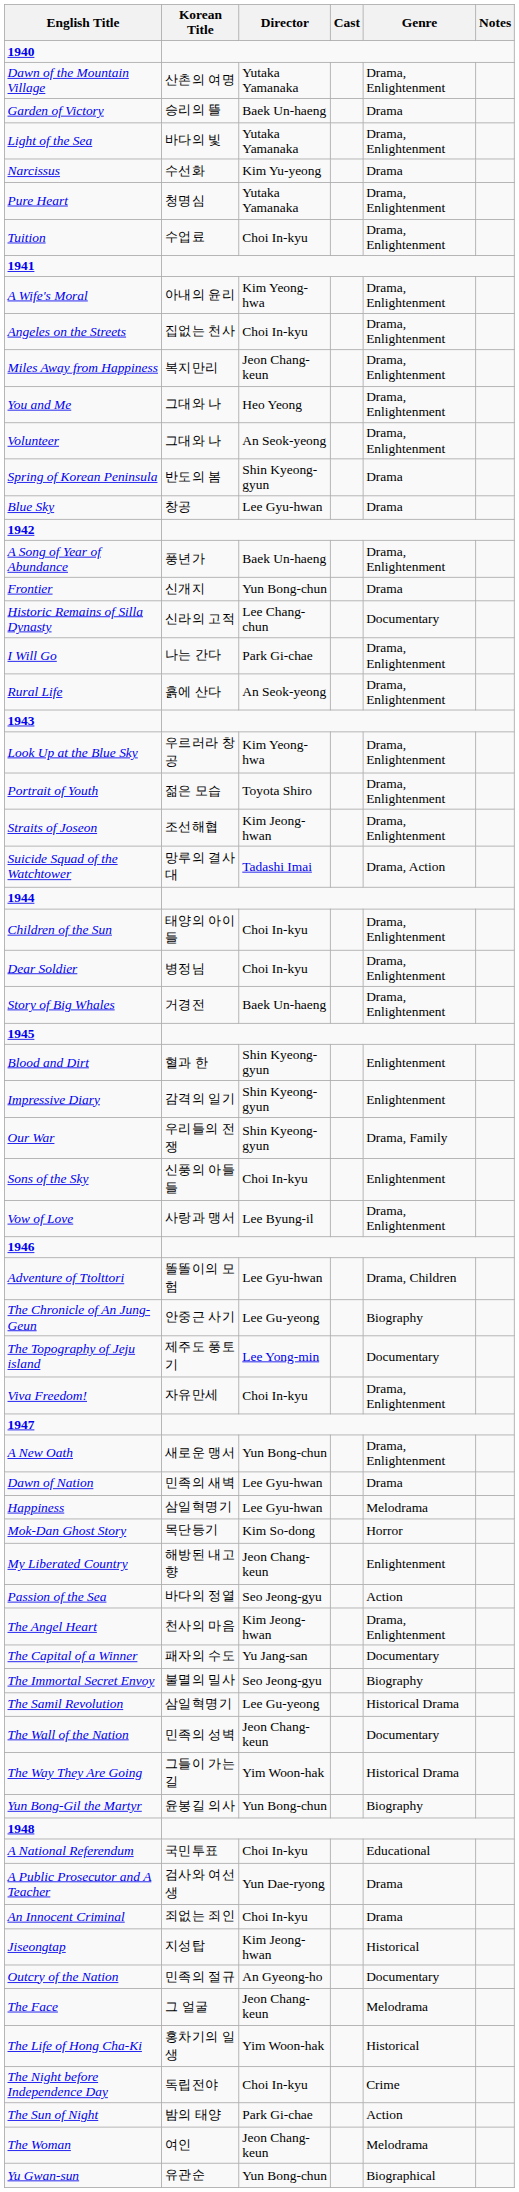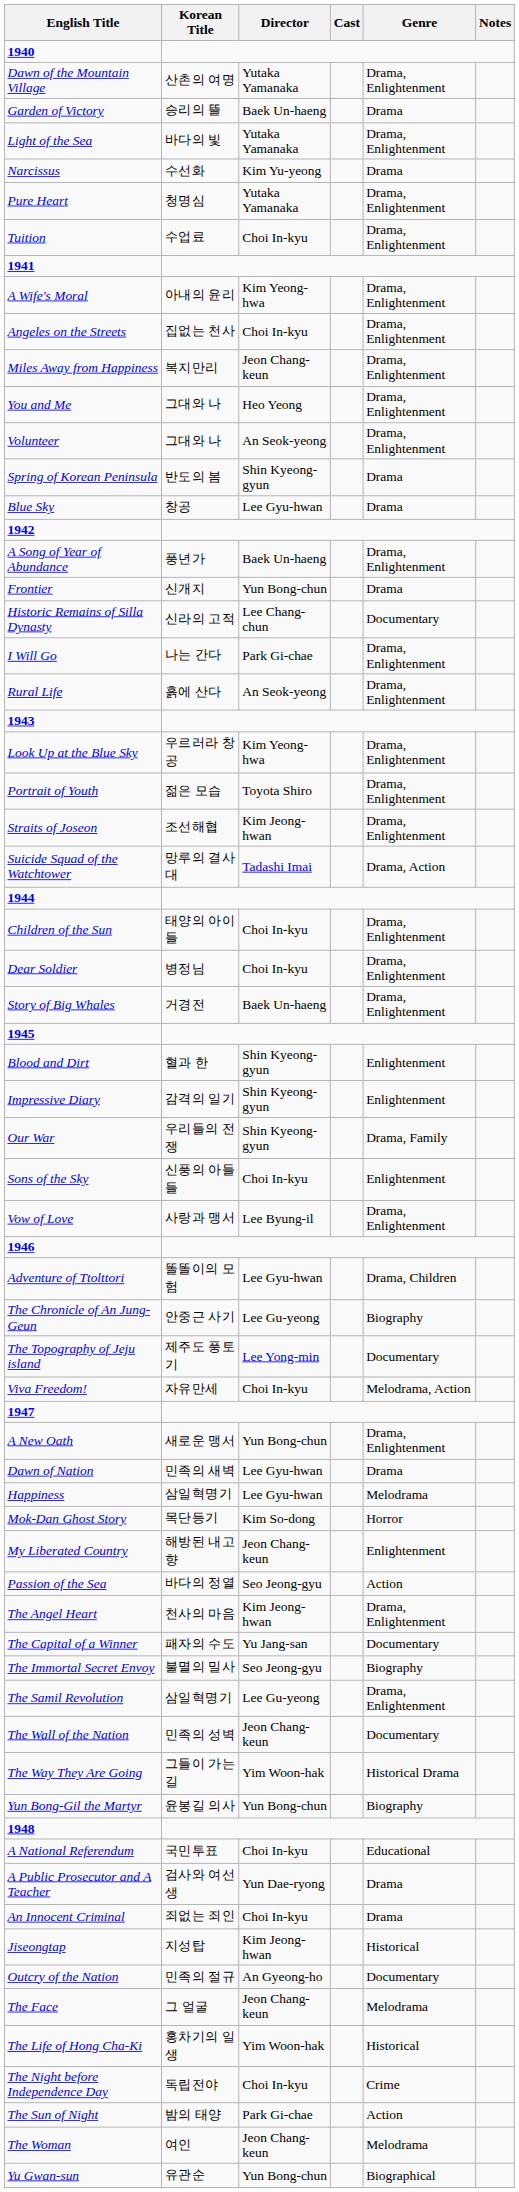(406, 1395) Drama, Enlightenment -> (418, 1389) Melodrama, Action
(413, 1704) Historical Drama -> (406, 1698) Drama, Enlightenment
